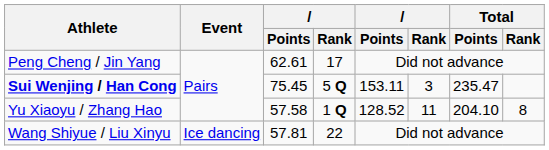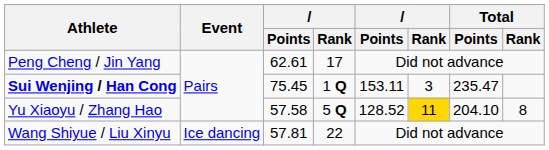(335, 86) 5 Q -> (335, 86) 1 Q
(335, 110) 1 Q -> (335, 110) 5 Q
(429, 110) no background -> (429, 110) gold background
